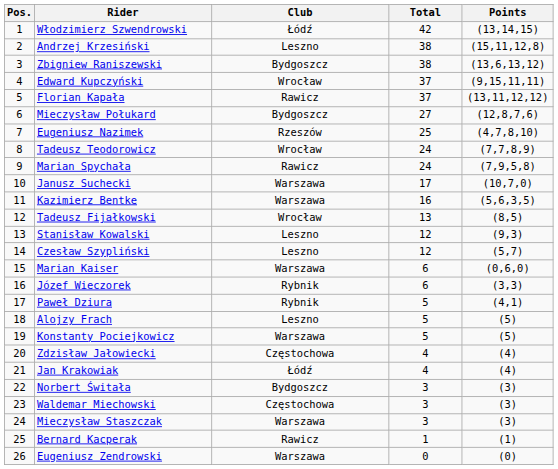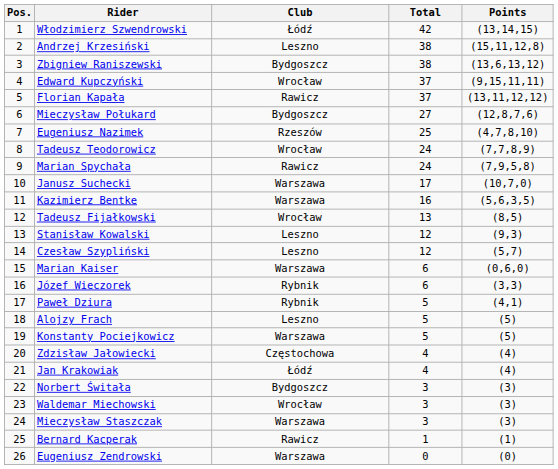(300, 405) Częstochowa -> (300, 405) Wrocław
